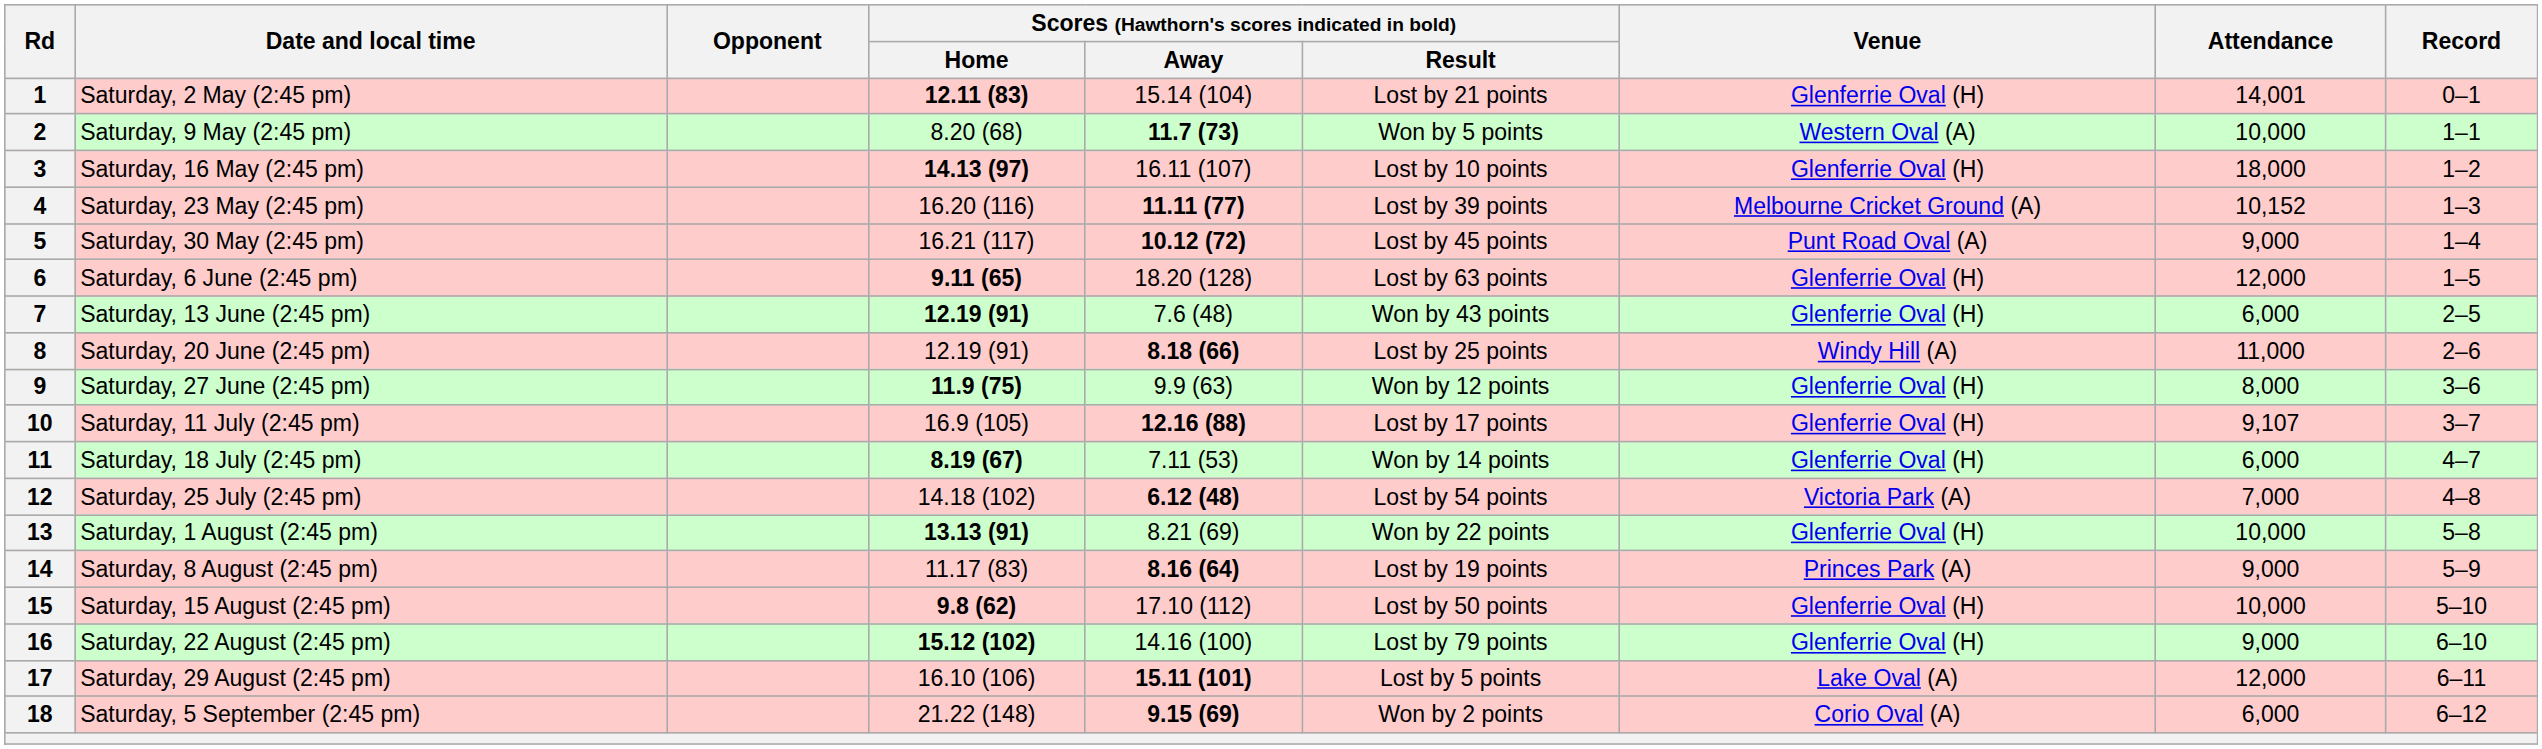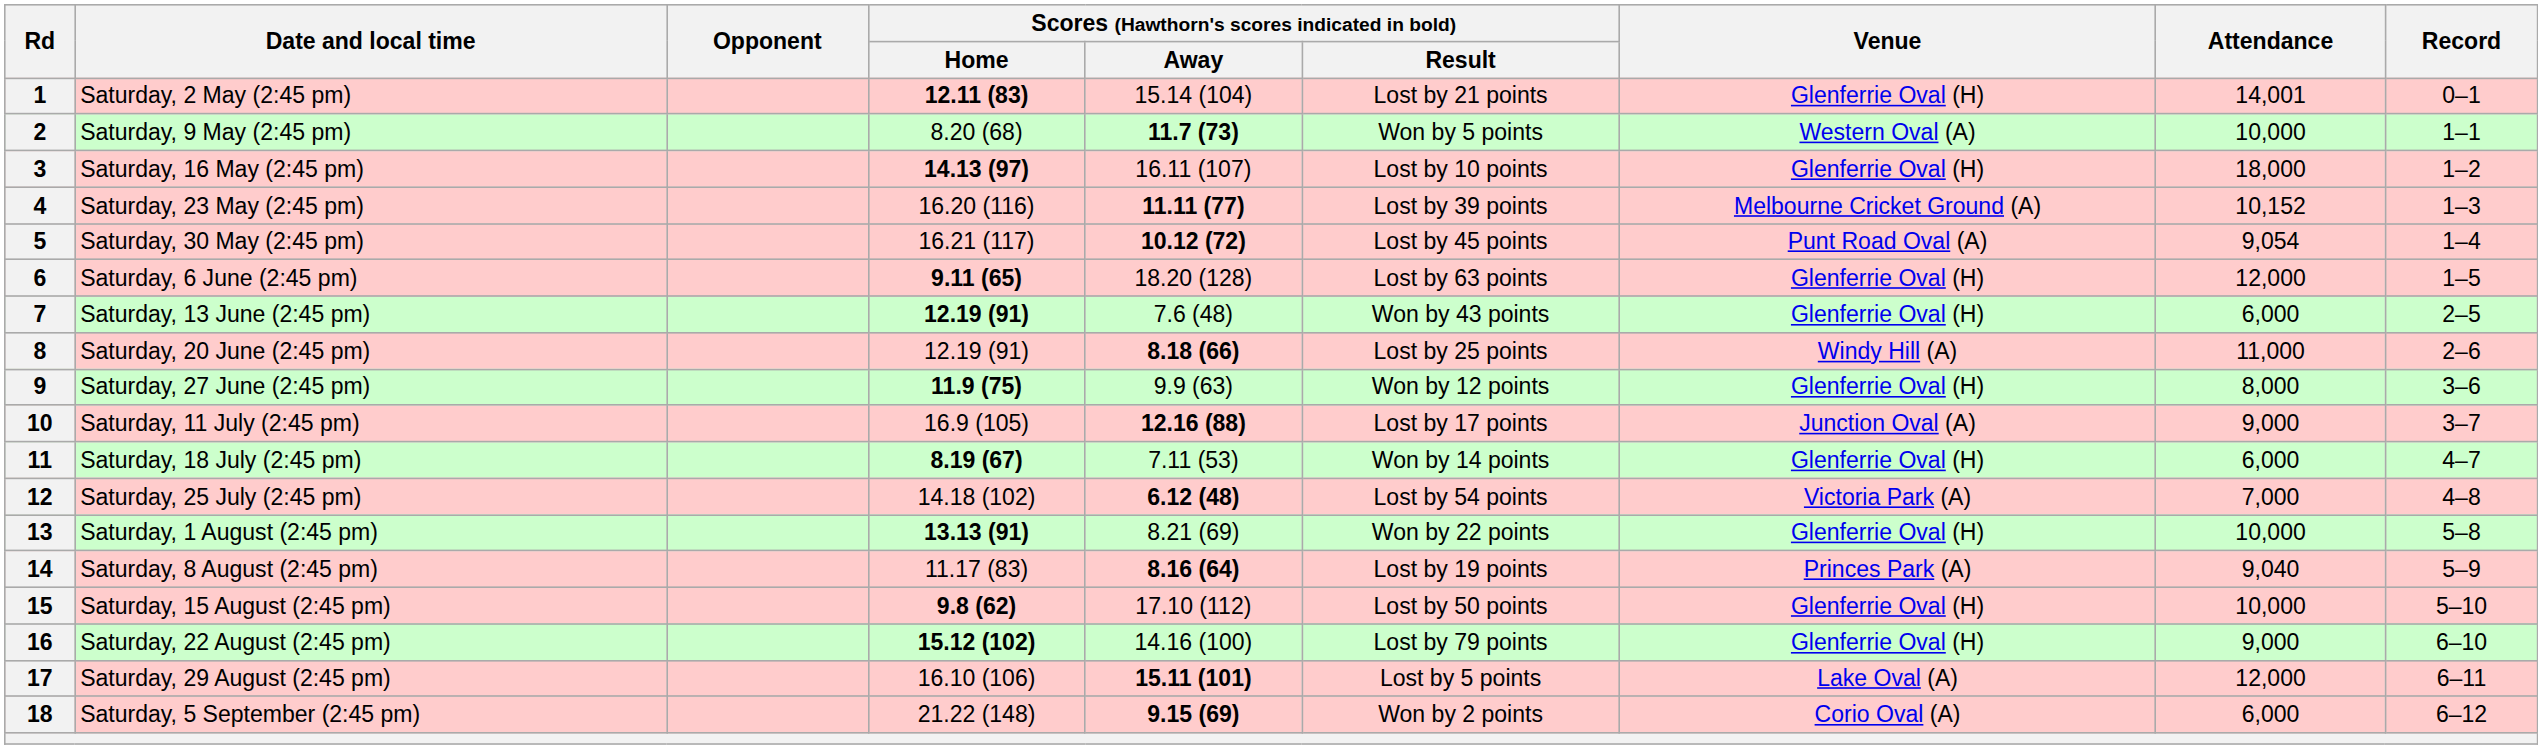(2271, 242) 9,000 -> (2271, 242) 9,054
(1888, 424) Glenferrie Oval (H) -> (1888, 424) Junction Oval (A)
(2271, 424) 9,107 -> (2271, 424) 9,000
(2271, 569) 9,000 -> (2271, 569) 9,040
